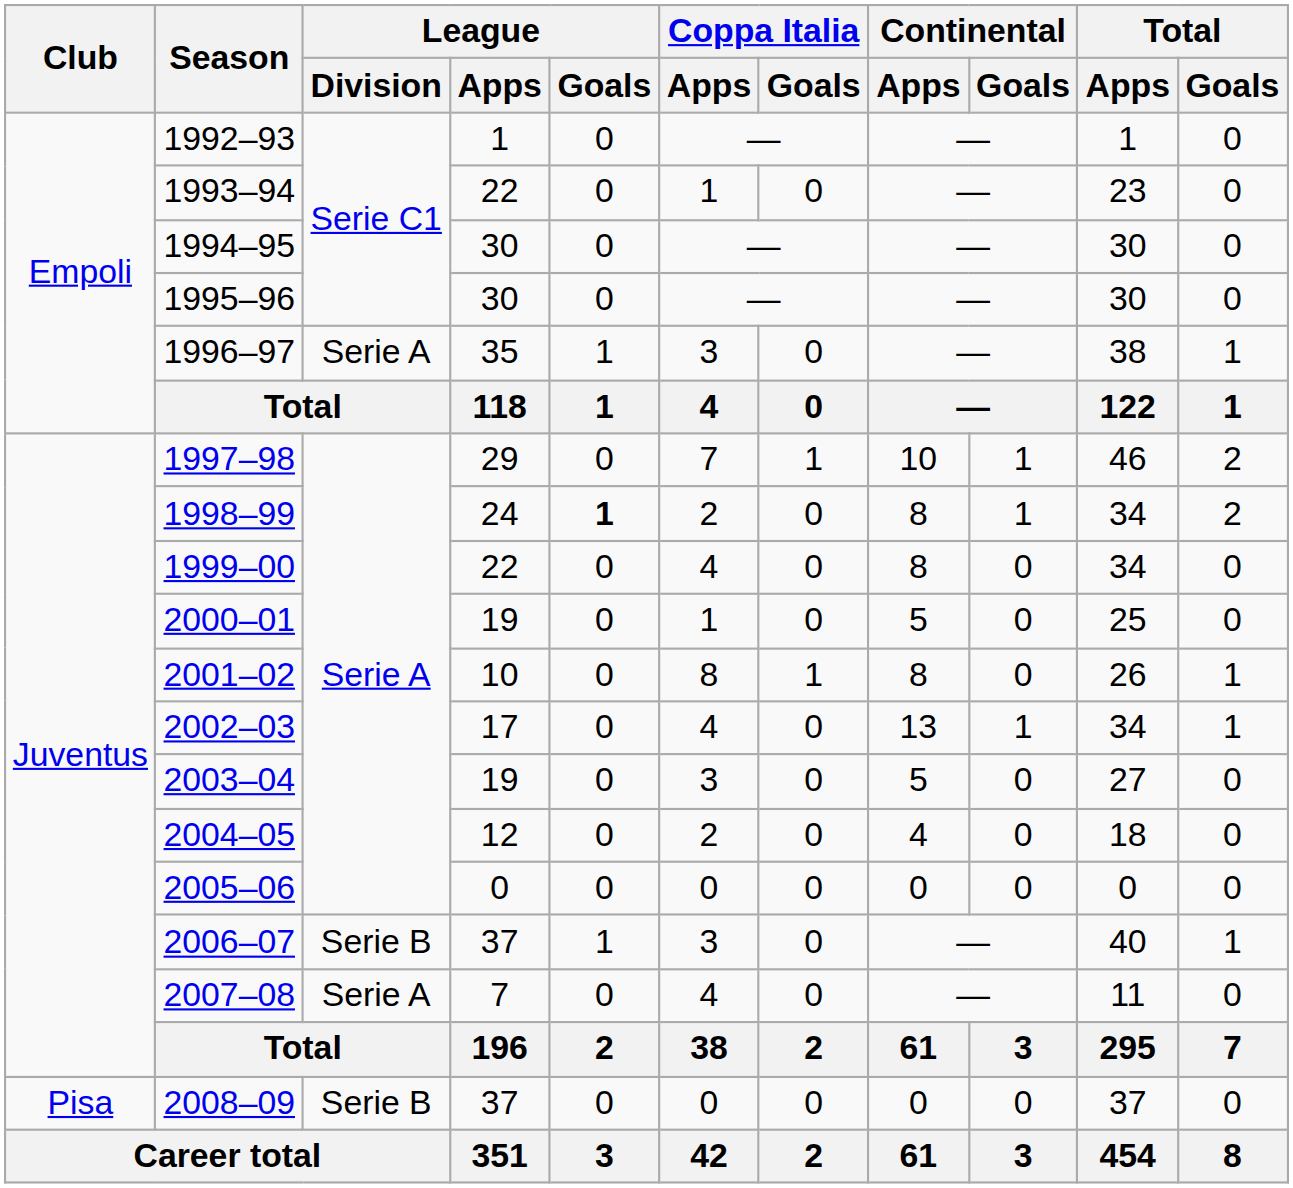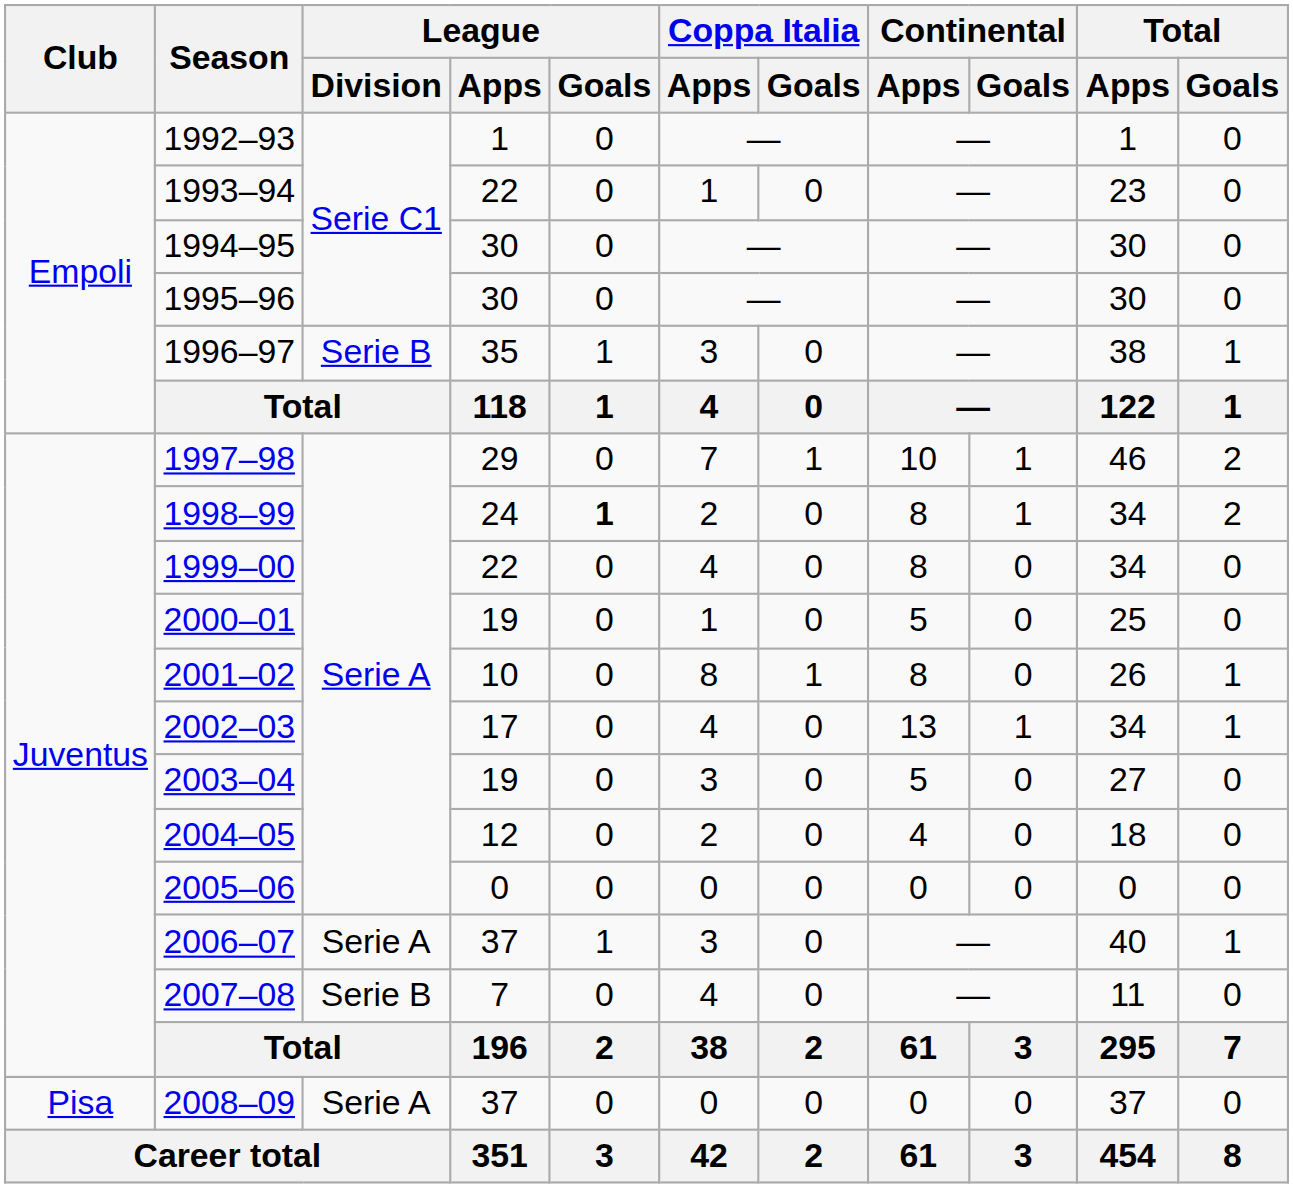(376, 352) Serie A -> (376, 352) Serie B
(376, 941) Serie B -> (376, 941) Serie A
(376, 995) Serie A -> (376, 995) Serie B
(376, 1102) Serie B -> (376, 1102) Serie A
